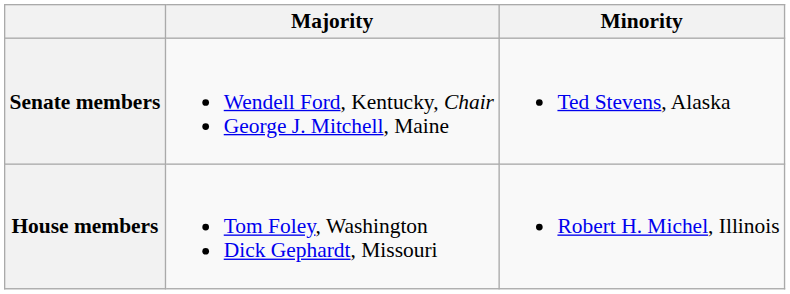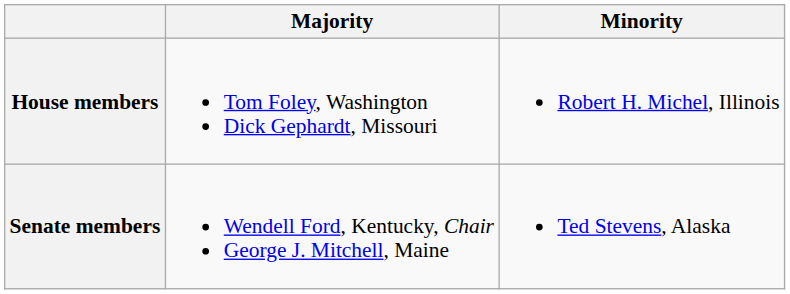rows swapped: (85, 101) <-> (85, 226)
